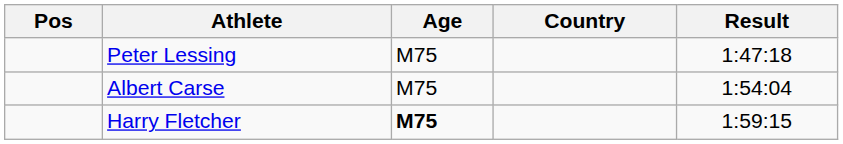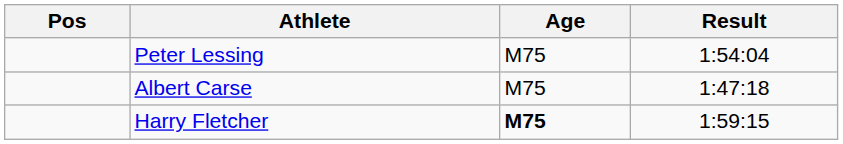- column: (585, 21)
(757, 54) 1:47:18 -> (734, 54) 1:54:04
(757, 88) 1:54:04 -> (734, 88) 1:47:18
